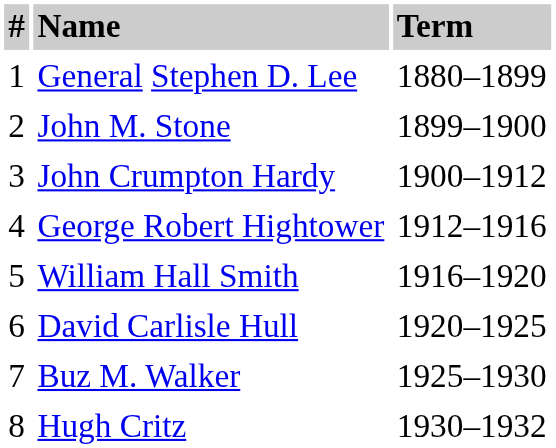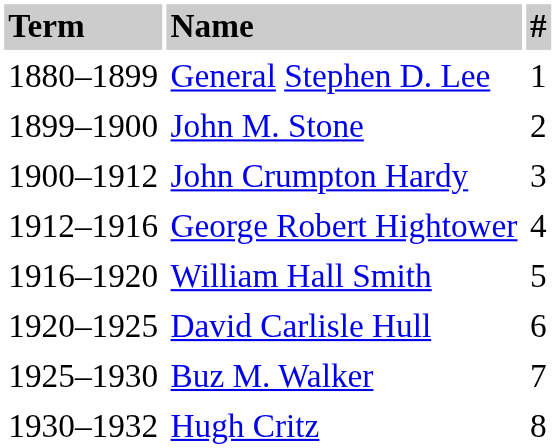columns swapped: (17, 26) <-> (435, 26)
